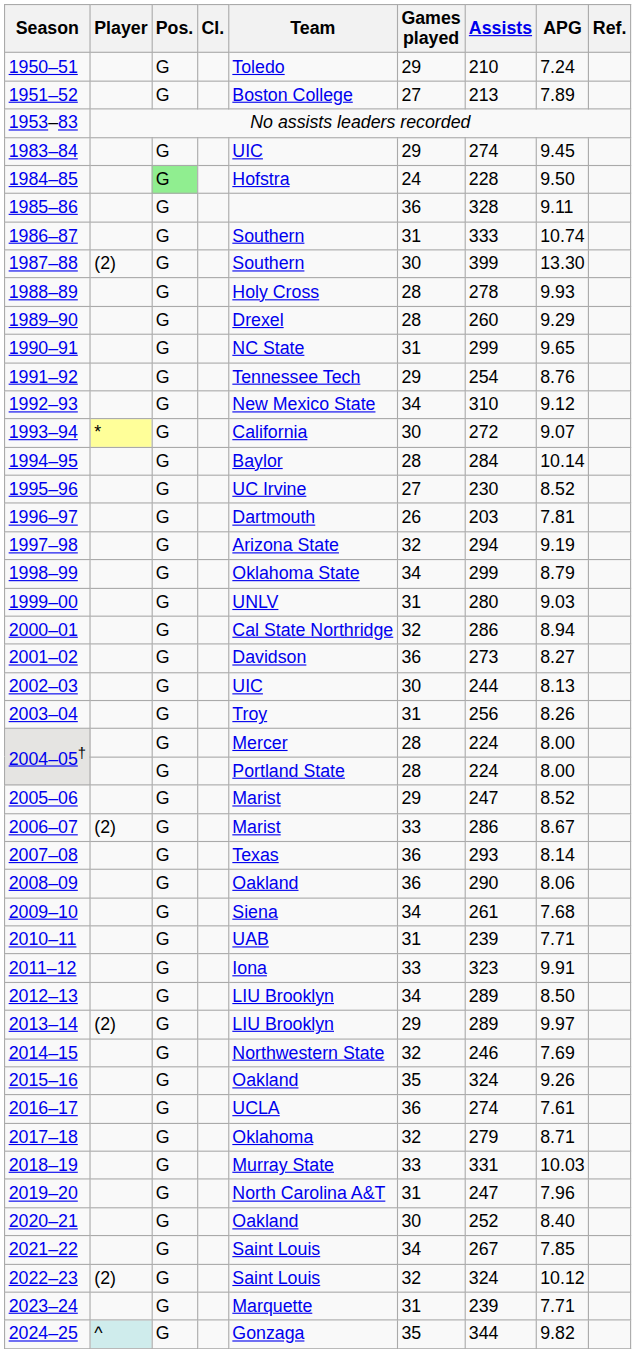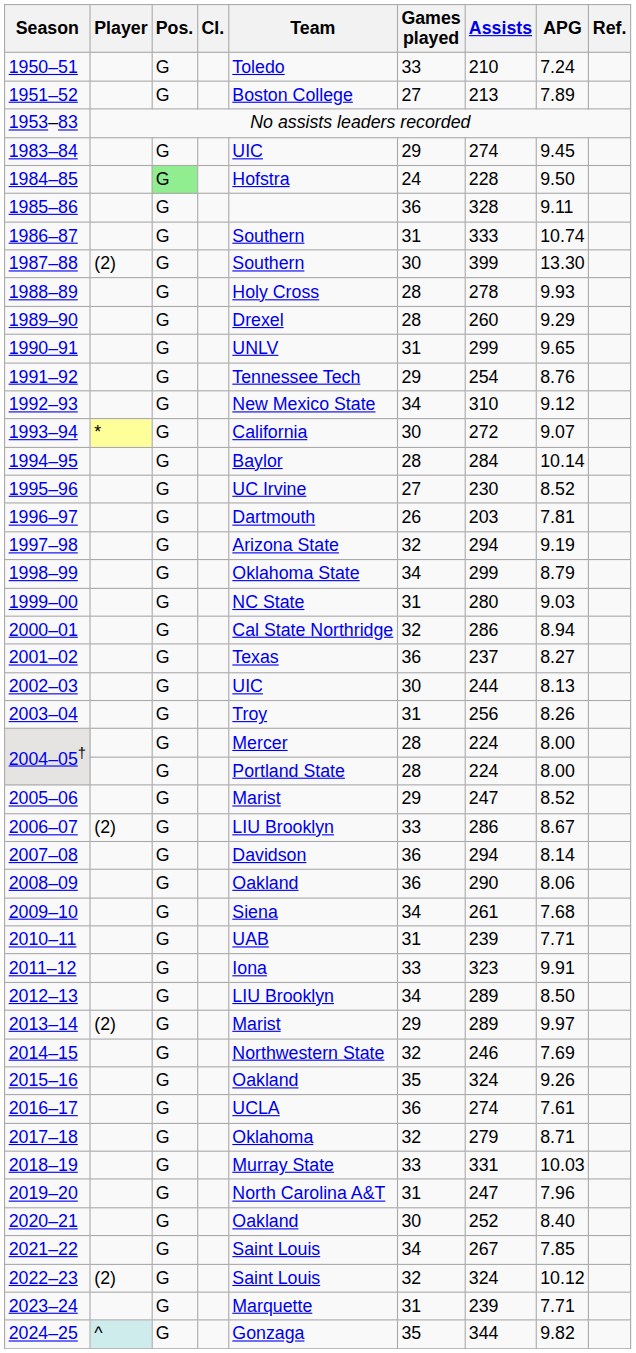(411, 66) 29 -> (411, 66) 33
(268, 348) NC State -> (255, 348) UNLV
(255, 601) UNLV -> (268, 601) NC State
(269, 658) Davidson -> (256, 658) Texas
(484, 658) 273 -> (484, 658) 237
(257, 827) Marist -> (283, 827) LIU Brooklyn
(256, 855) Texas -> (269, 855) Davidson
(484, 855) 293 -> (484, 855) 294
(283, 1024) LIU Brooklyn -> (257, 1024) Marist
